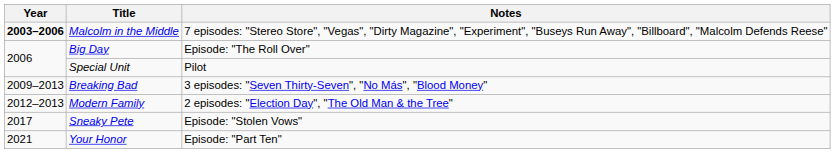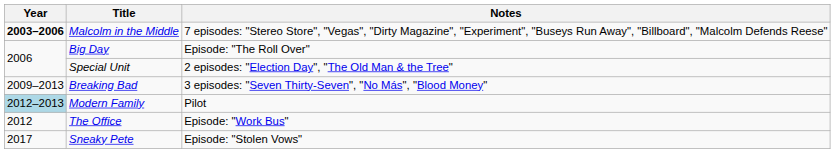(195, 67) Pilot -> (319, 67) 2 episodes: "Election Day", "The Old Man & the Tree"
(35, 103) no background -> (35, 103) lightblue background
(319, 103) 2 episodes: "Election Day", "The Old Man & the Tree" -> (195, 103) Pilot
+ row: (95, 121)
- row: (98, 139)
